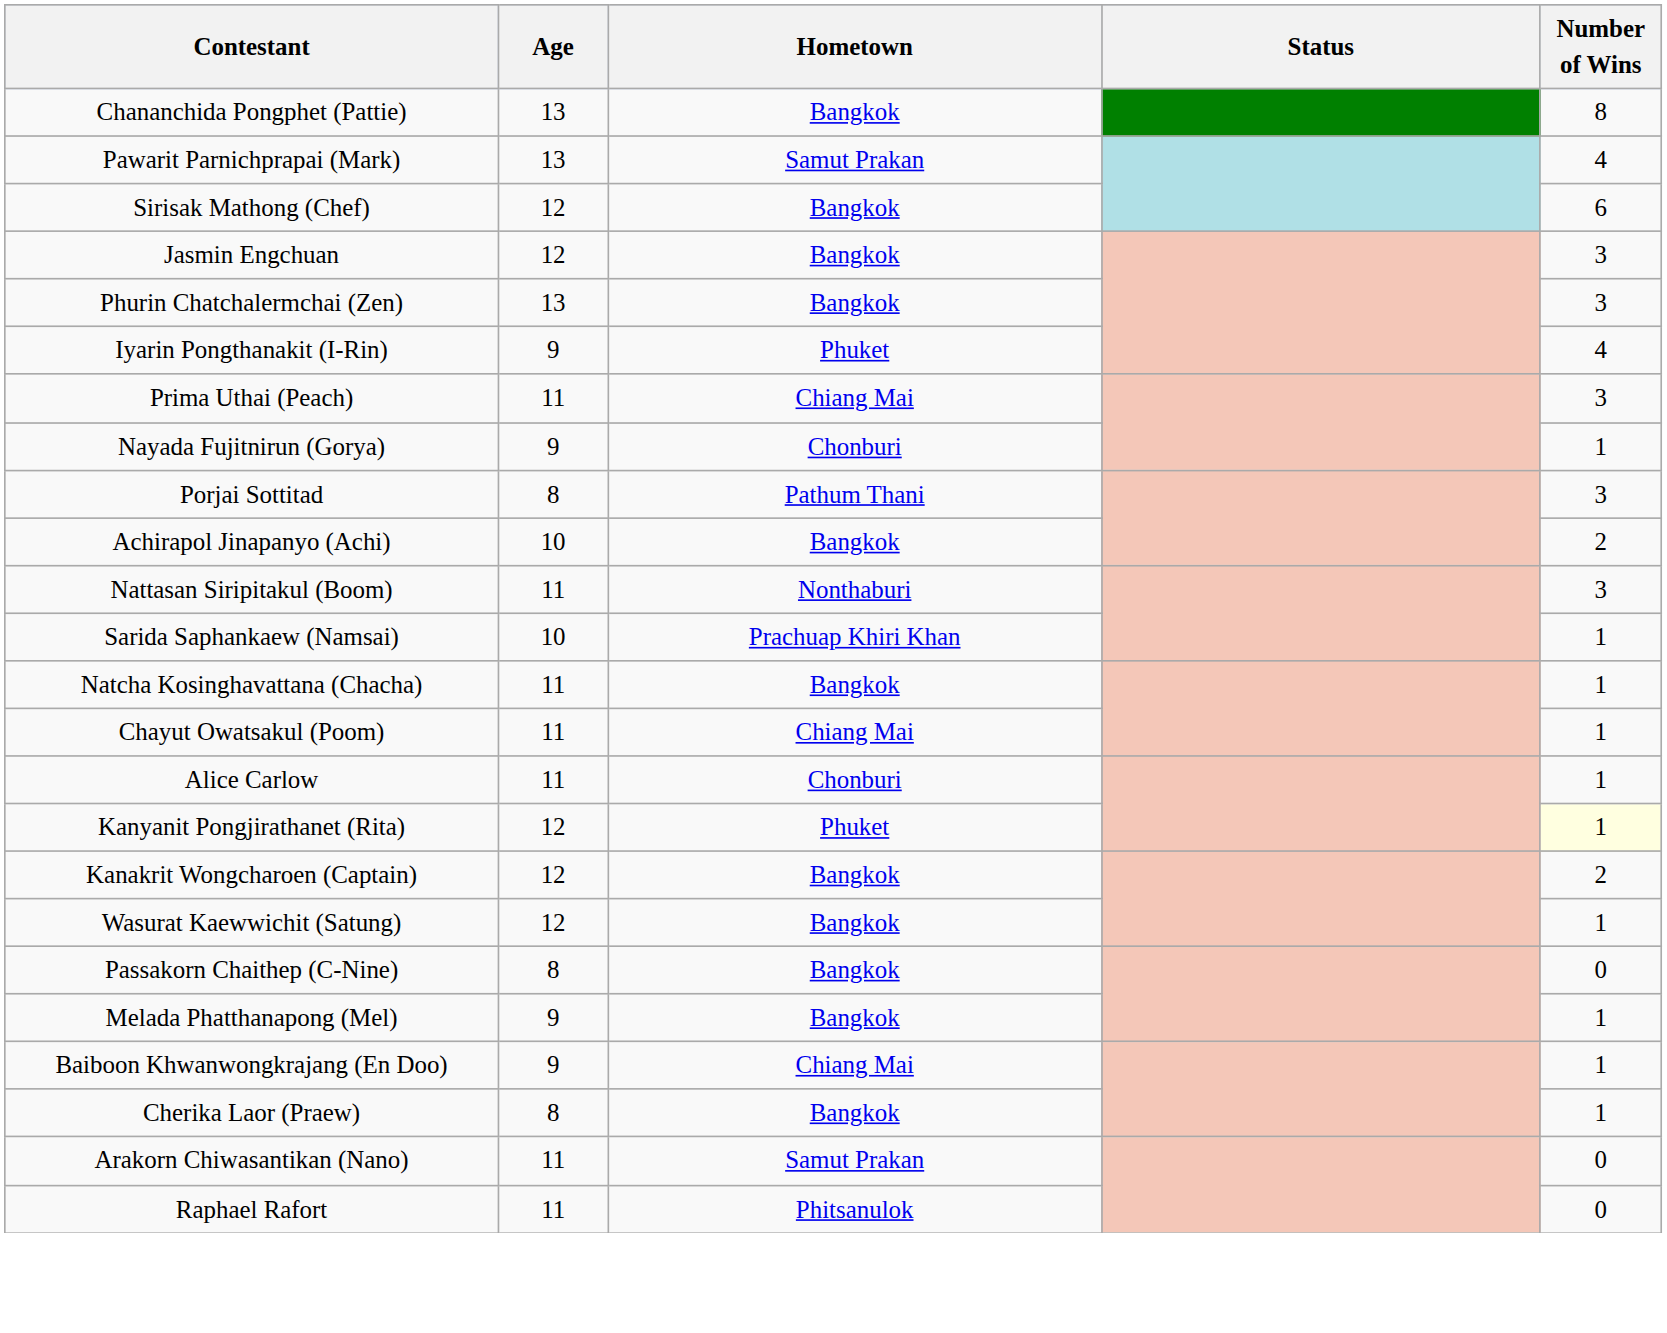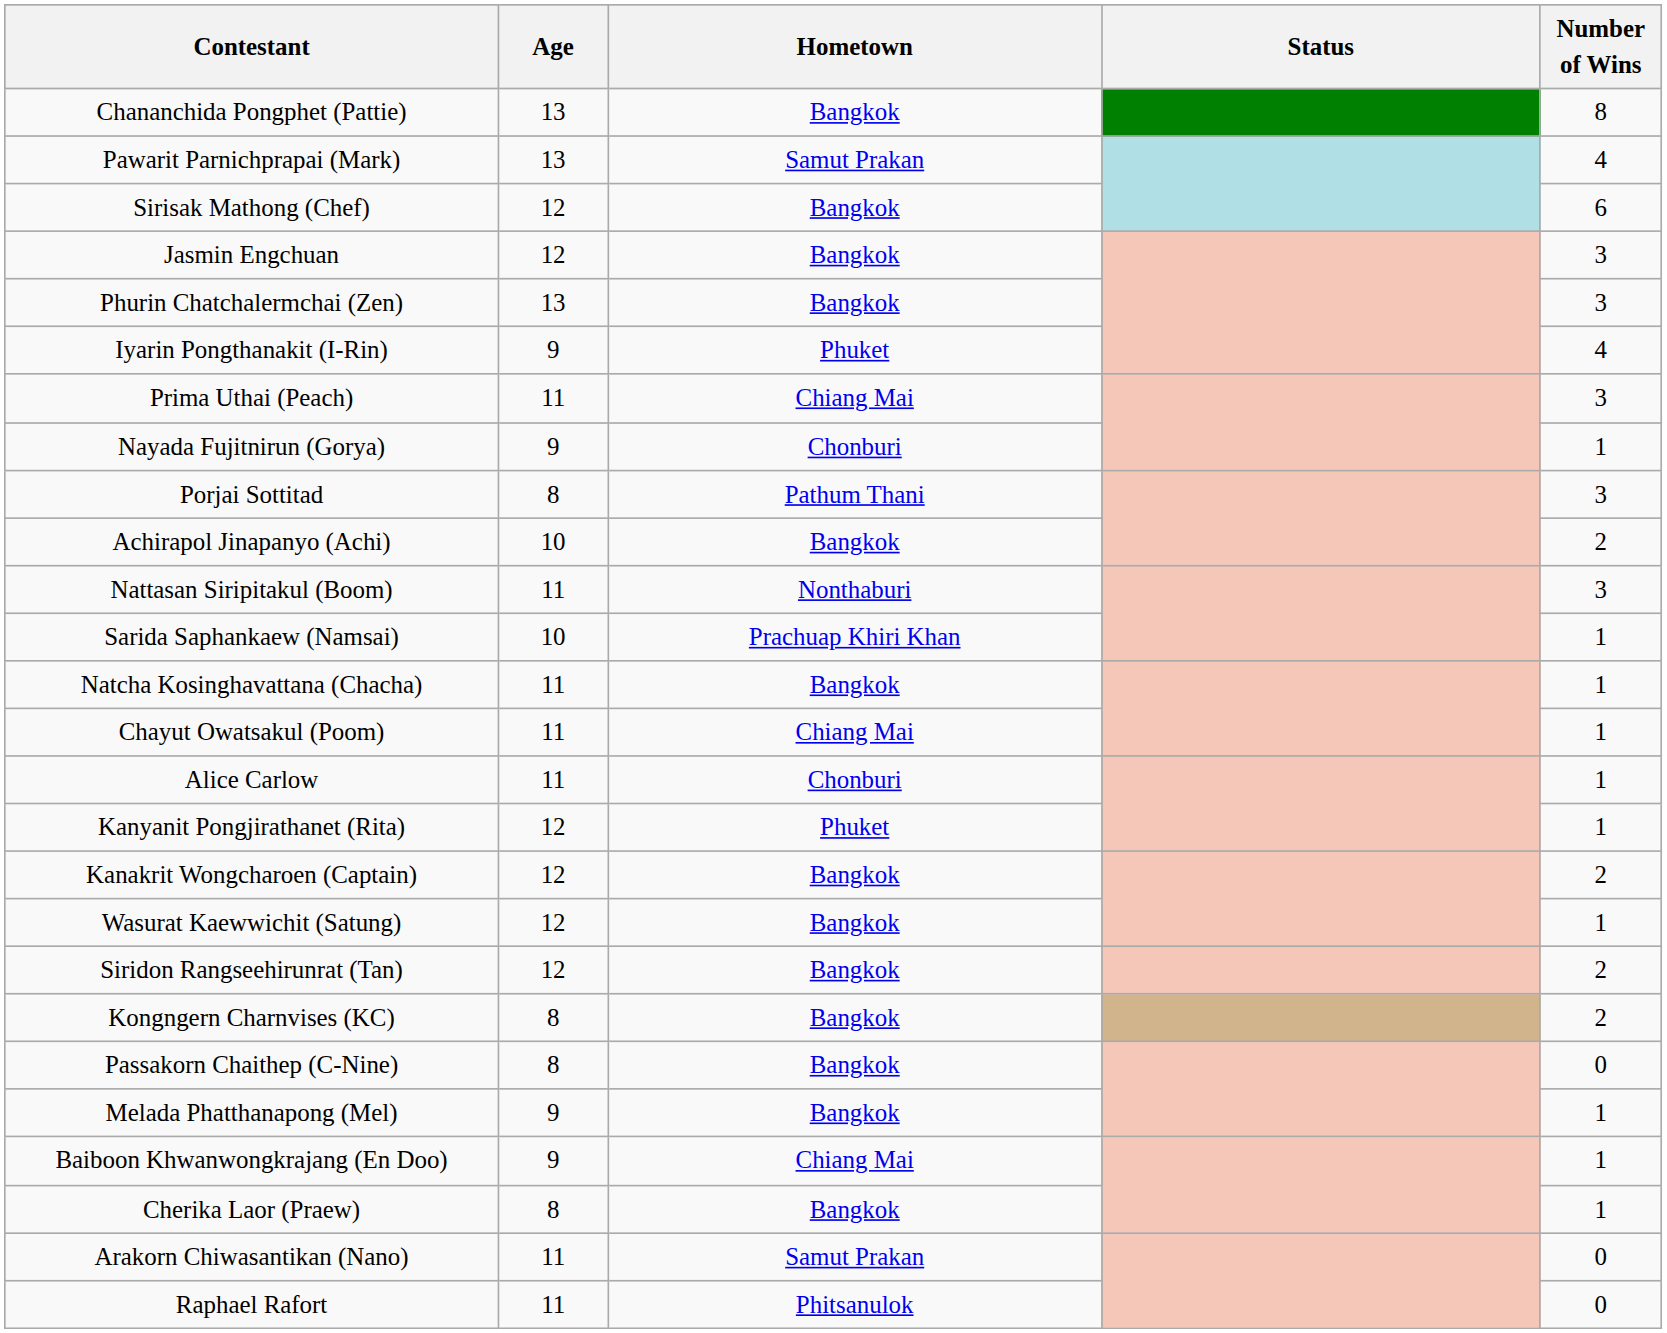(1601, 827) lightyellow background -> (1601, 827) no background
+ row: (252, 970)
+ row: (252, 1017)
